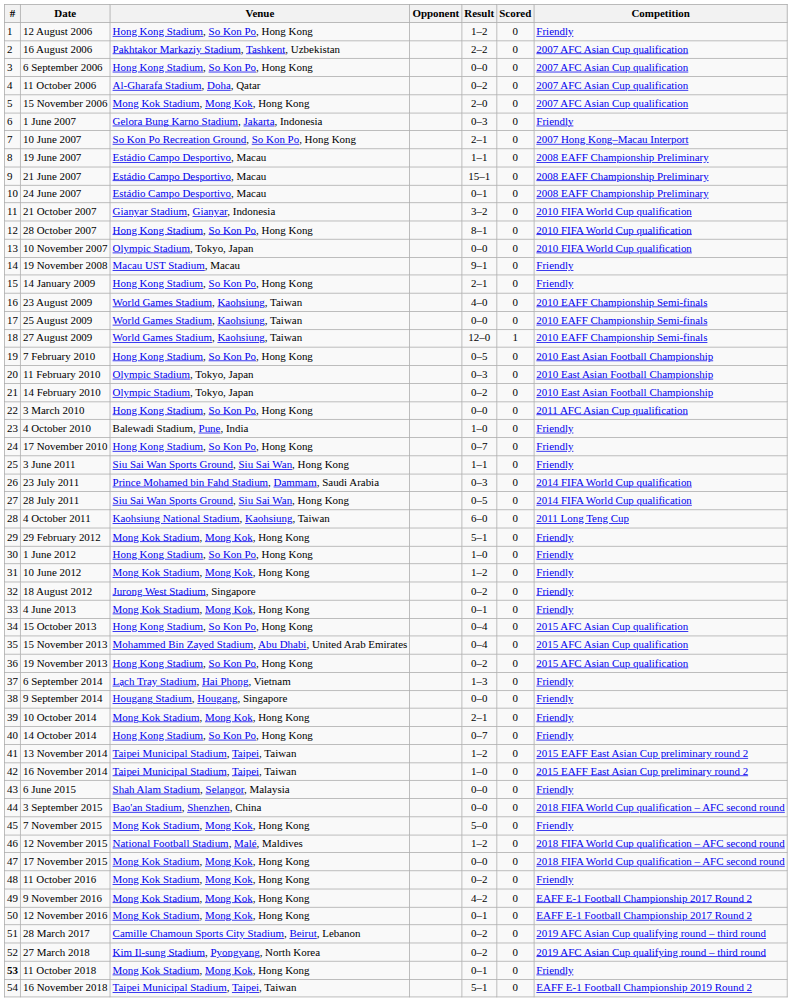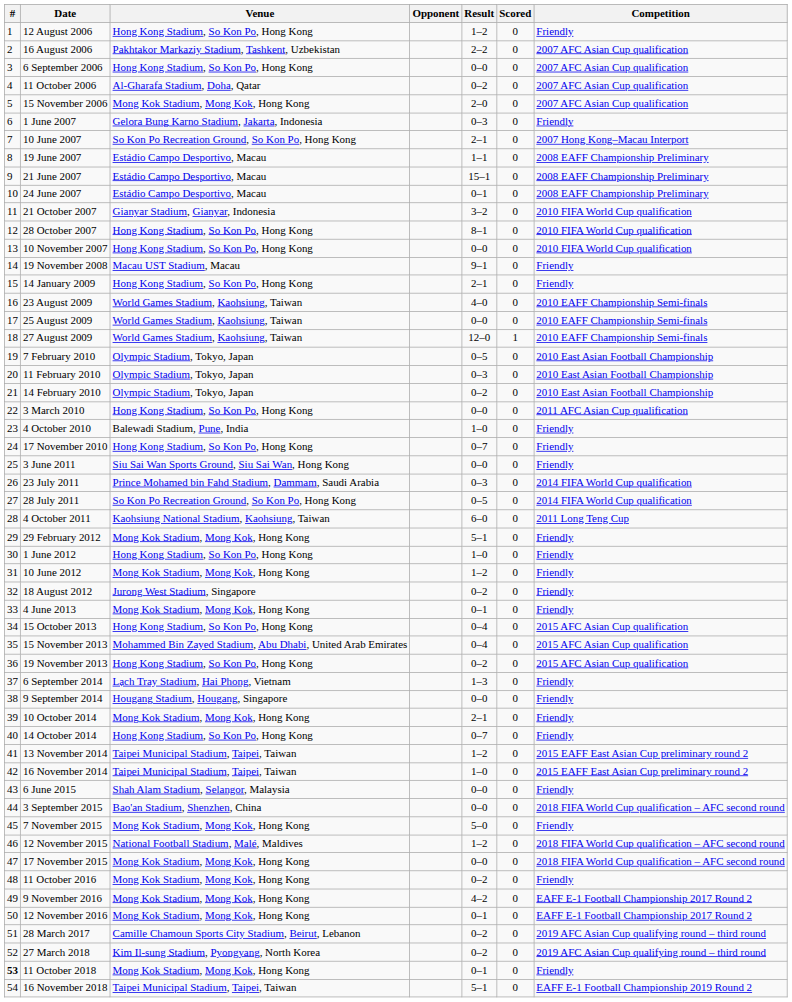(183, 248) Olympic Stadium, Tokyo, Japan -> (213, 248) Hong Kong Stadium, So Kon Po, Hong Kong
(213, 356) Hong Kong Stadium, So Kon Po, Hong Kong -> (183, 356) Olympic Stadium, Tokyo, Japan
(479, 465) 1–1 -> (479, 465) 0–0
(231, 501) Siu Sai Wan Sports Ground, Siu Sai Wan, Hong Kong -> (234, 501) So Kon Po Recreation Ground, So Kon Po, Hong Kong
